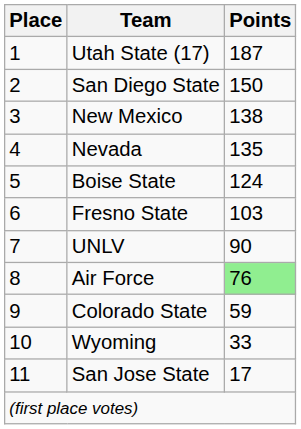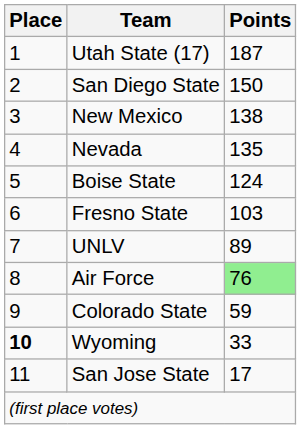(240, 246) 90 -> (240, 246) 89
(21, 342) normal -> (21, 342) bold
